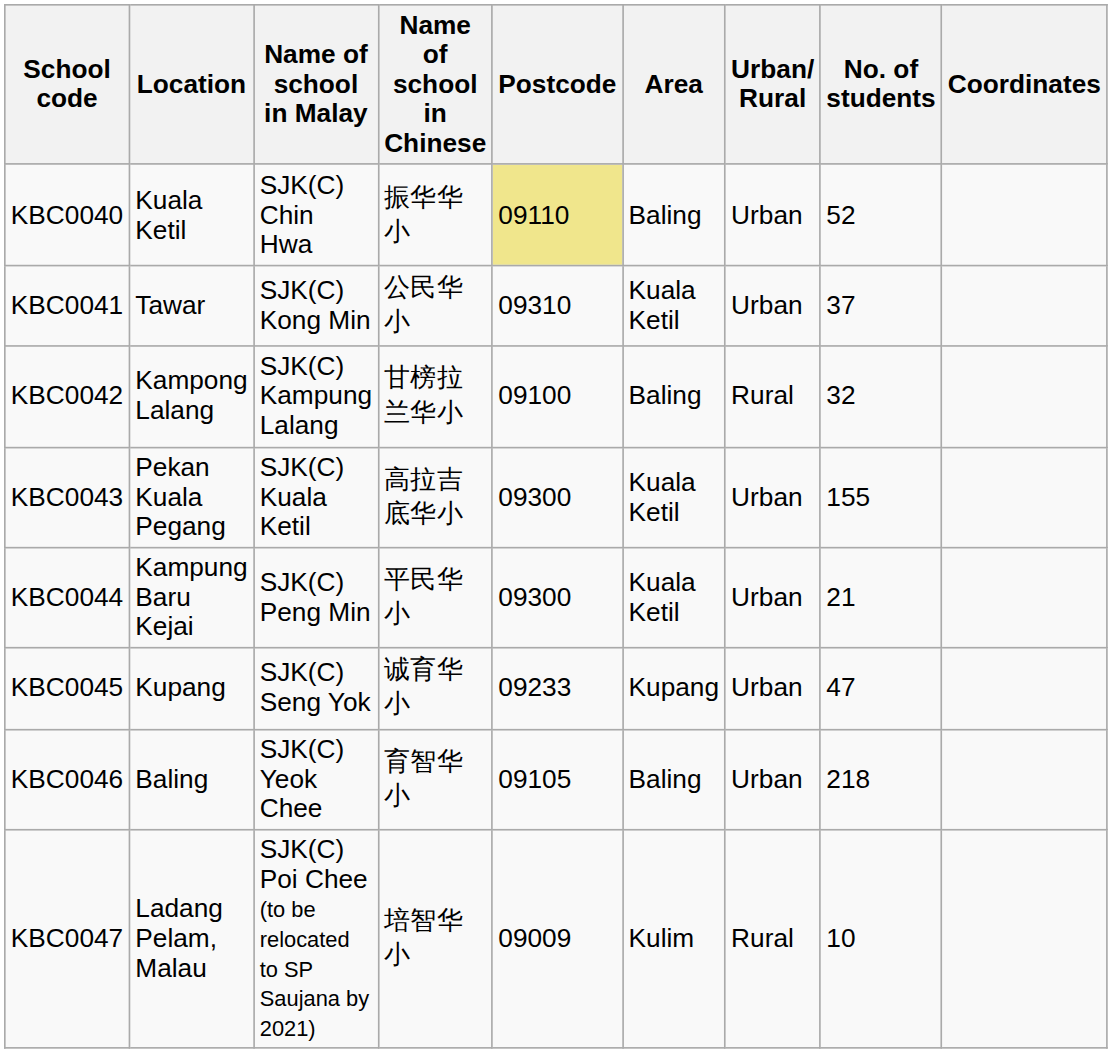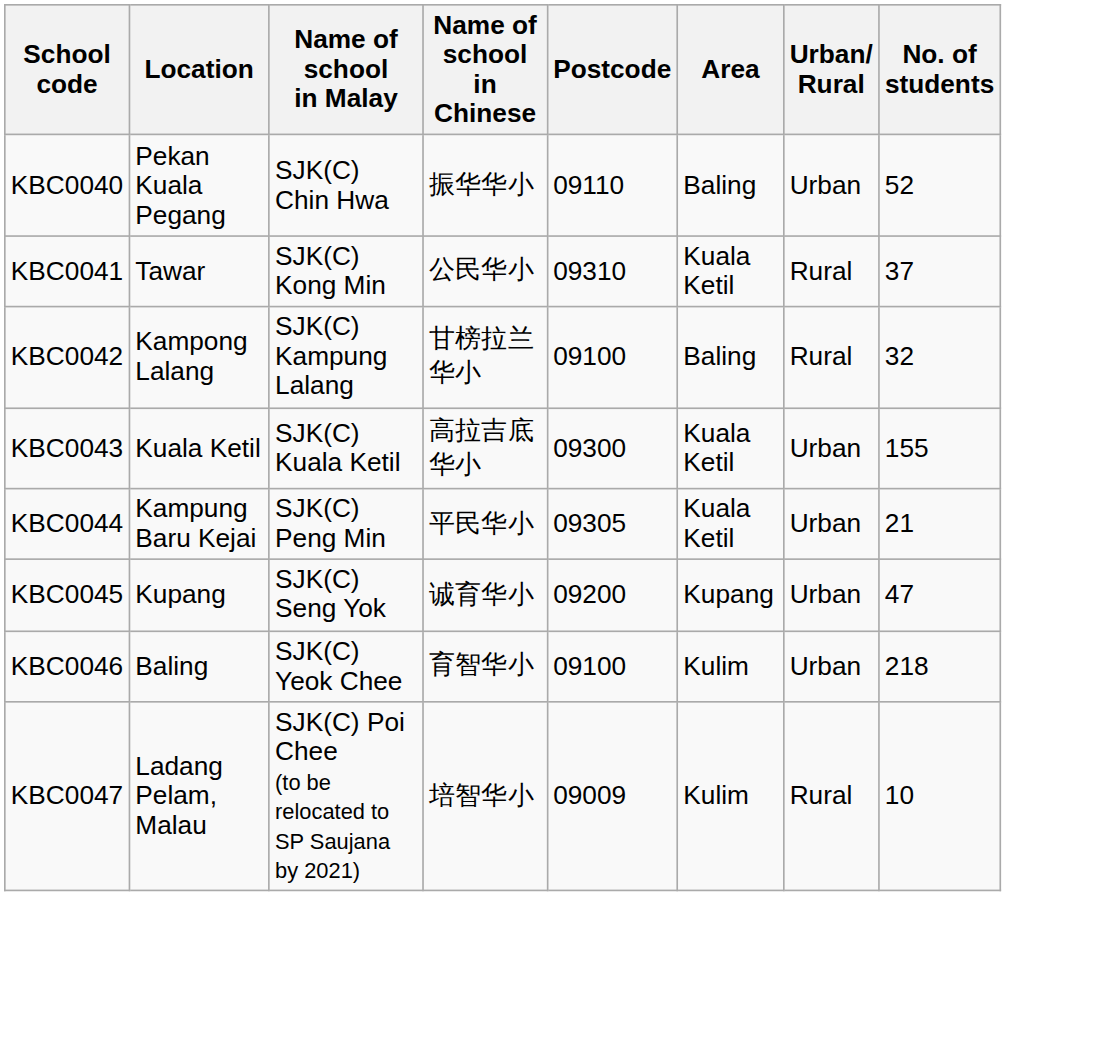- column: (1024, 84)
(169, 214) Kuala Ketil -> (181, 185) Pekan Kuala Pegang
(534, 214) khaki background -> (589, 185) no background
(767, 305) Urban -> (821, 270) Rural
(181, 496) Pekan Kuala Pegang -> (198, 447) Kuala Ketil
(535, 597) 09300 -> (590, 523) 09305
(535, 688) 09233 -> (590, 594) 09200
(535, 779) 09105 -> (590, 665) 09100
(665, 779) Baling -> (716, 665) Kulim
